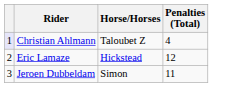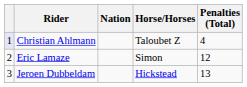+ column: (115, 18)
(121, 57) Hickstead -> (149, 57) Simon
(114, 73) Simon -> (156, 73) Hickstead
(170, 73) 11 -> (205, 73) 13
